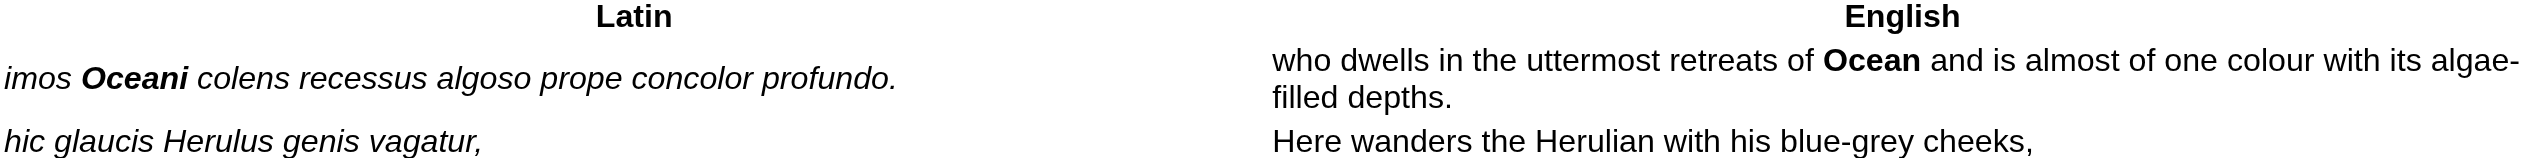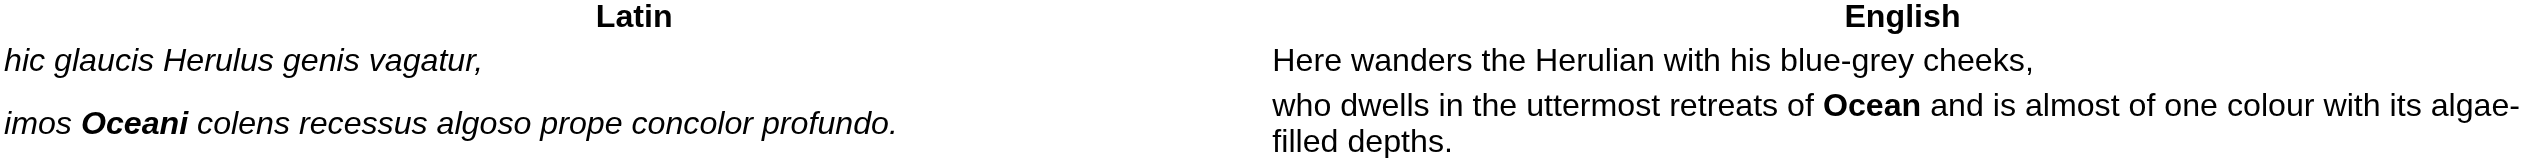rows swapped: (244, 141) <-> (451, 78)
